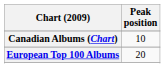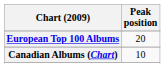rows swapped: (63, 39) <-> (63, 54)
